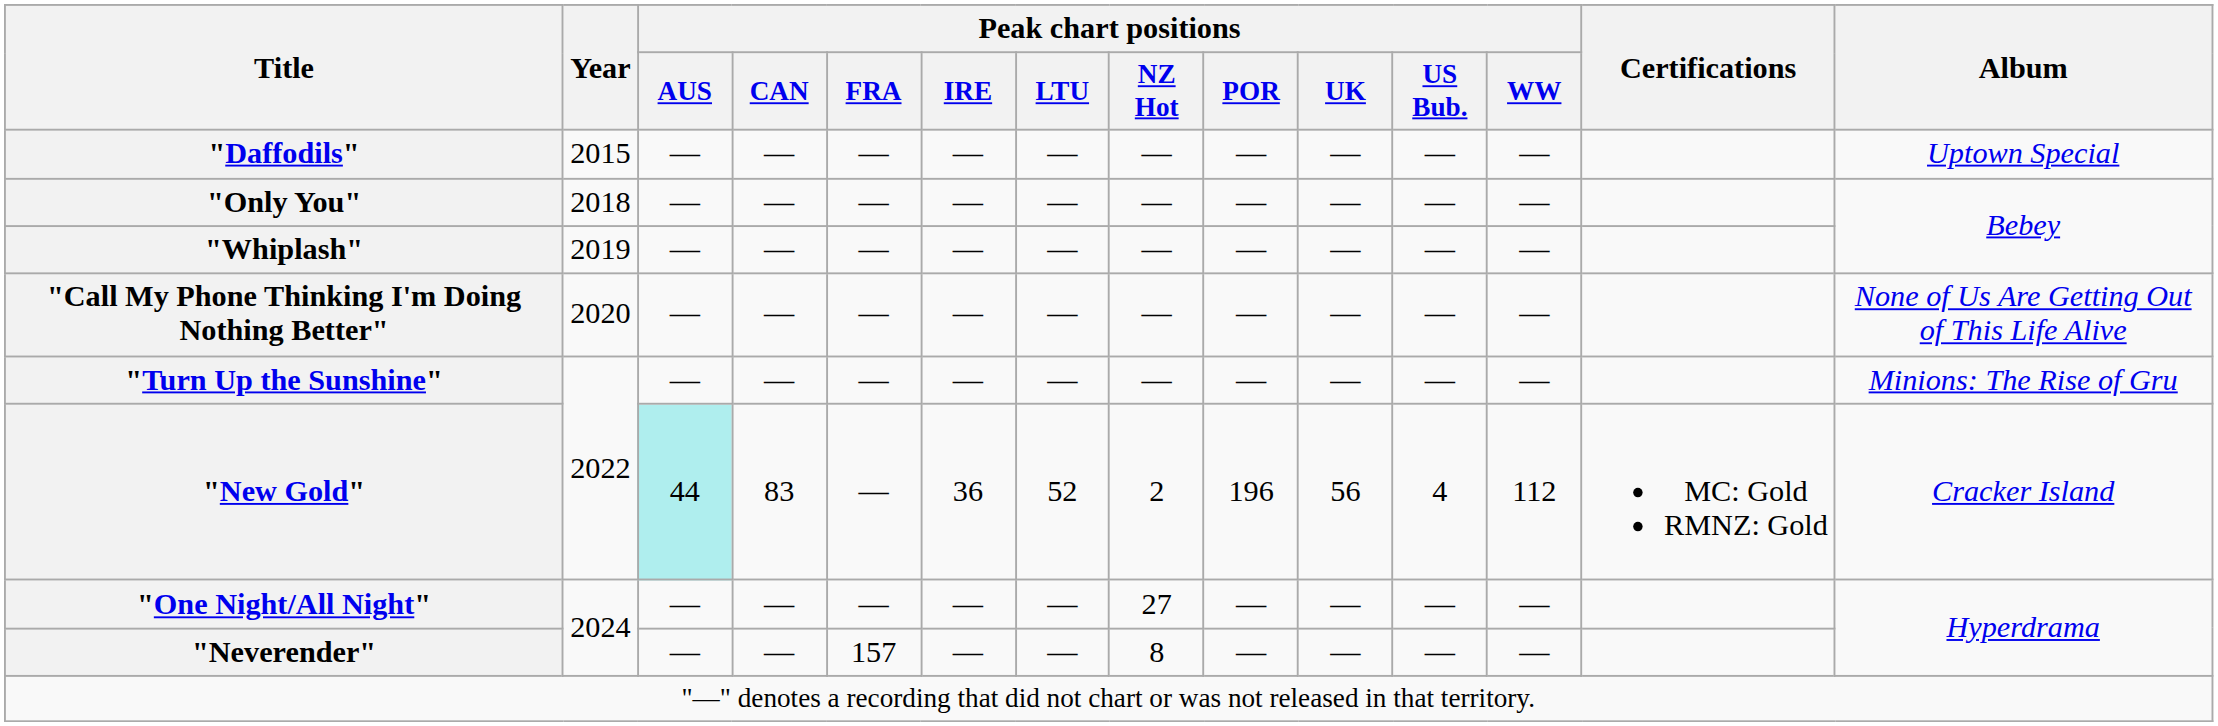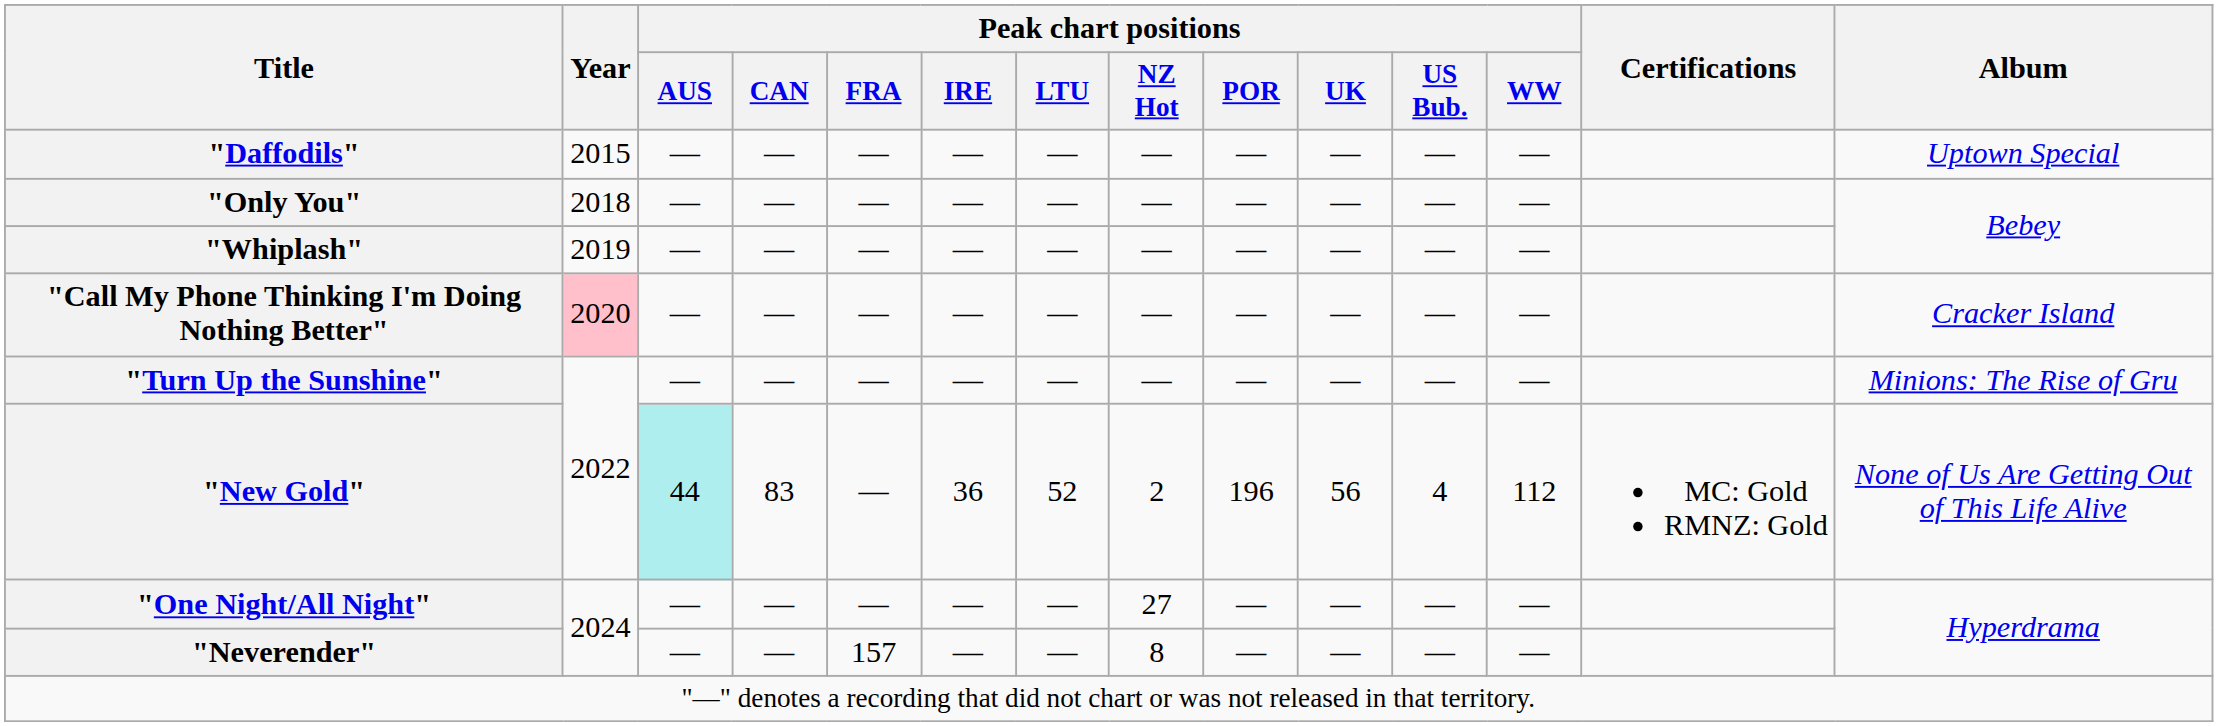(600, 314) no background -> (600, 314) pink background
(2023, 314) None of Us Are Getting Out of This Life Alive -> (2023, 314) Cracker Island
(2023, 491) Cracker Island -> (2023, 491) None of Us Are Getting Out of This Life Alive
